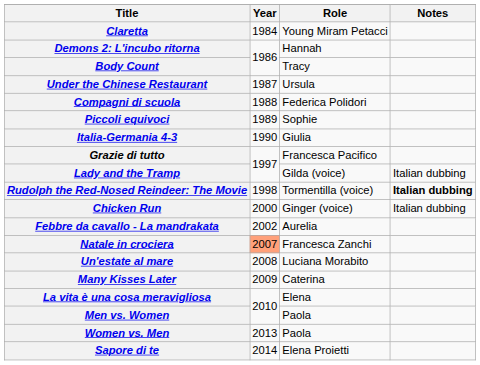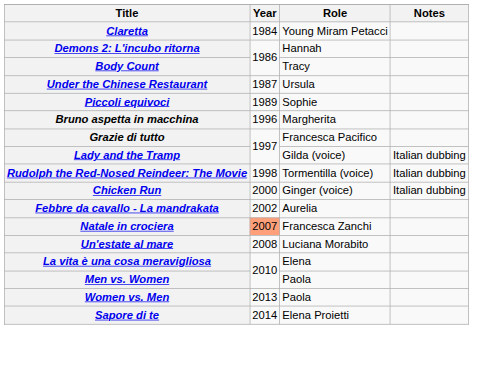- row: (127, 102)
- row: (127, 137)
+ row: (127, 119)
(433, 191) bold -> (429, 173) normal
- row: (127, 279)
